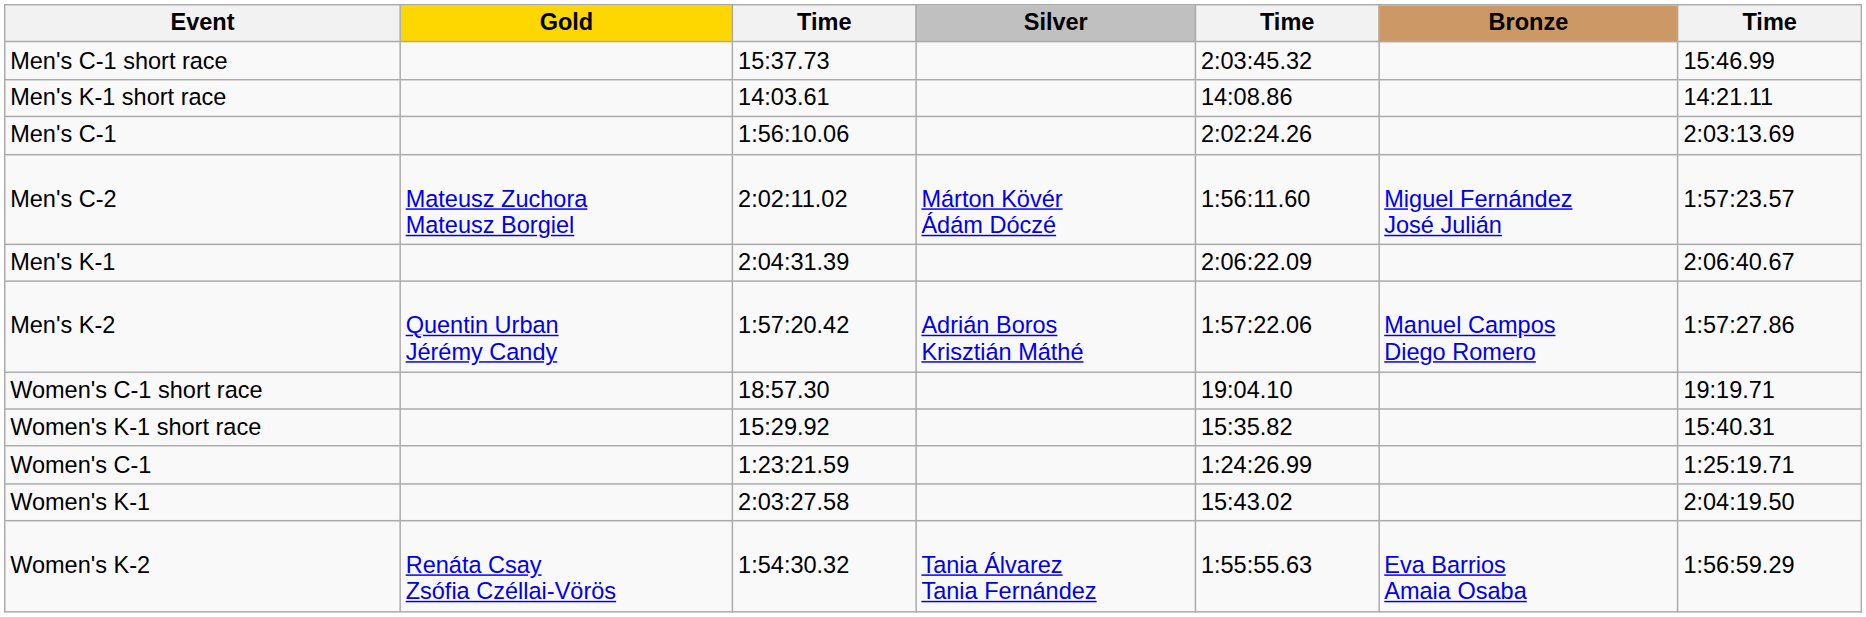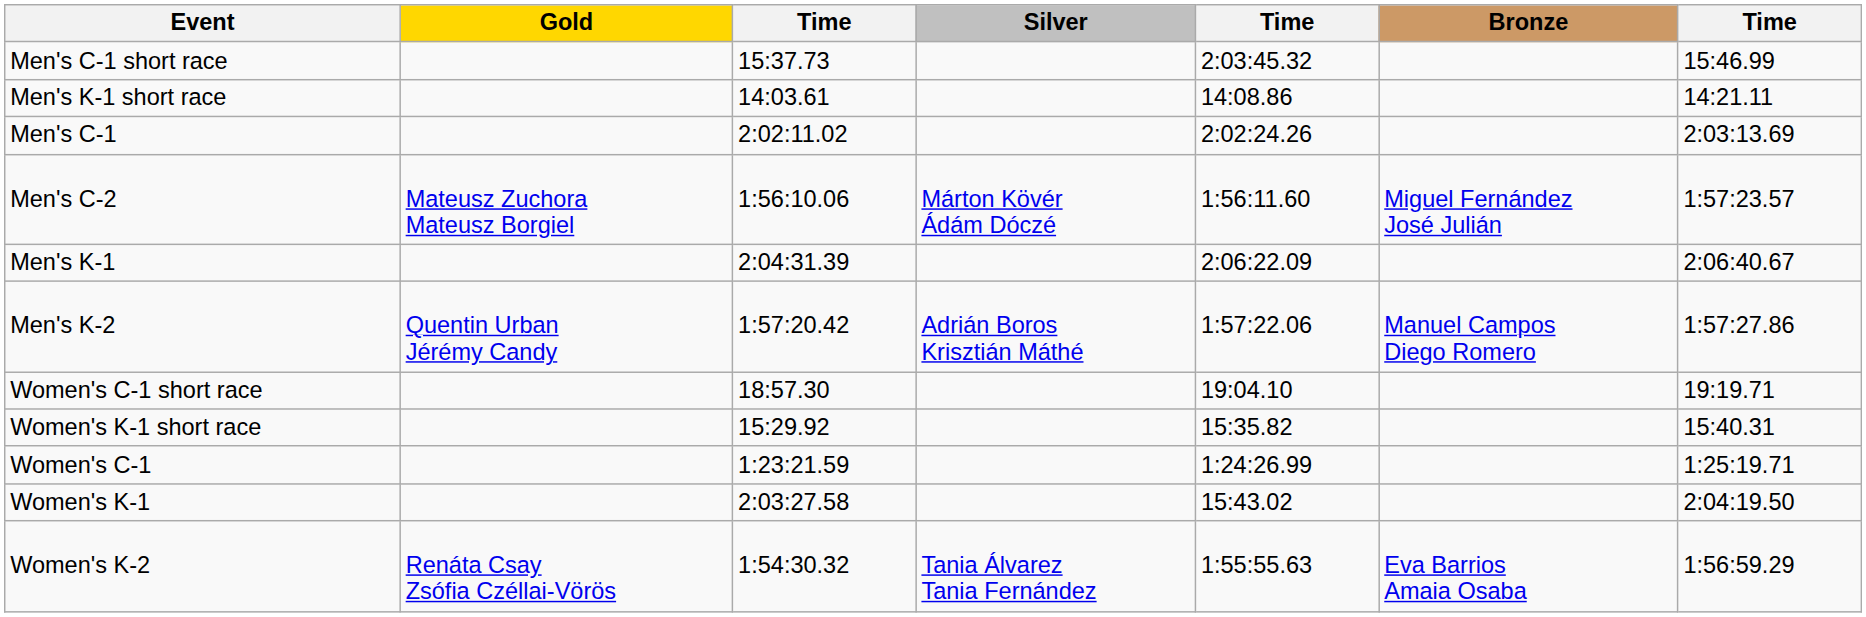(794, 135) 1:56:10.06 -> (793, 135) 2:02:11.02
(793, 198) 2:02:11.02 -> (794, 198) 1:56:10.06
